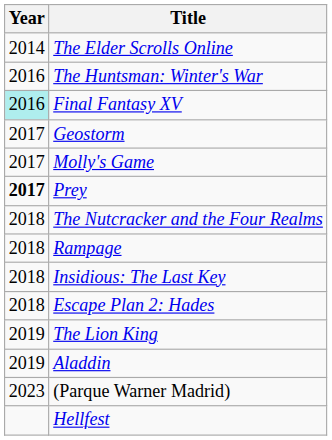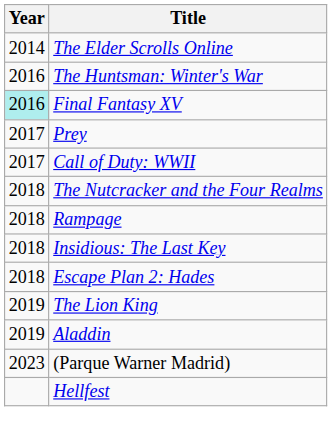- row: (89, 133)
- row: (104, 162)
(27, 190) bold -> (27, 133) normal
+ row: (124, 162)
